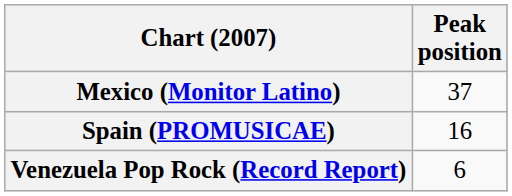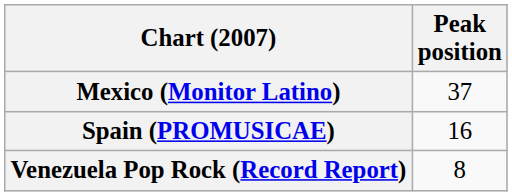(460, 170) 6 -> (460, 170) 8
